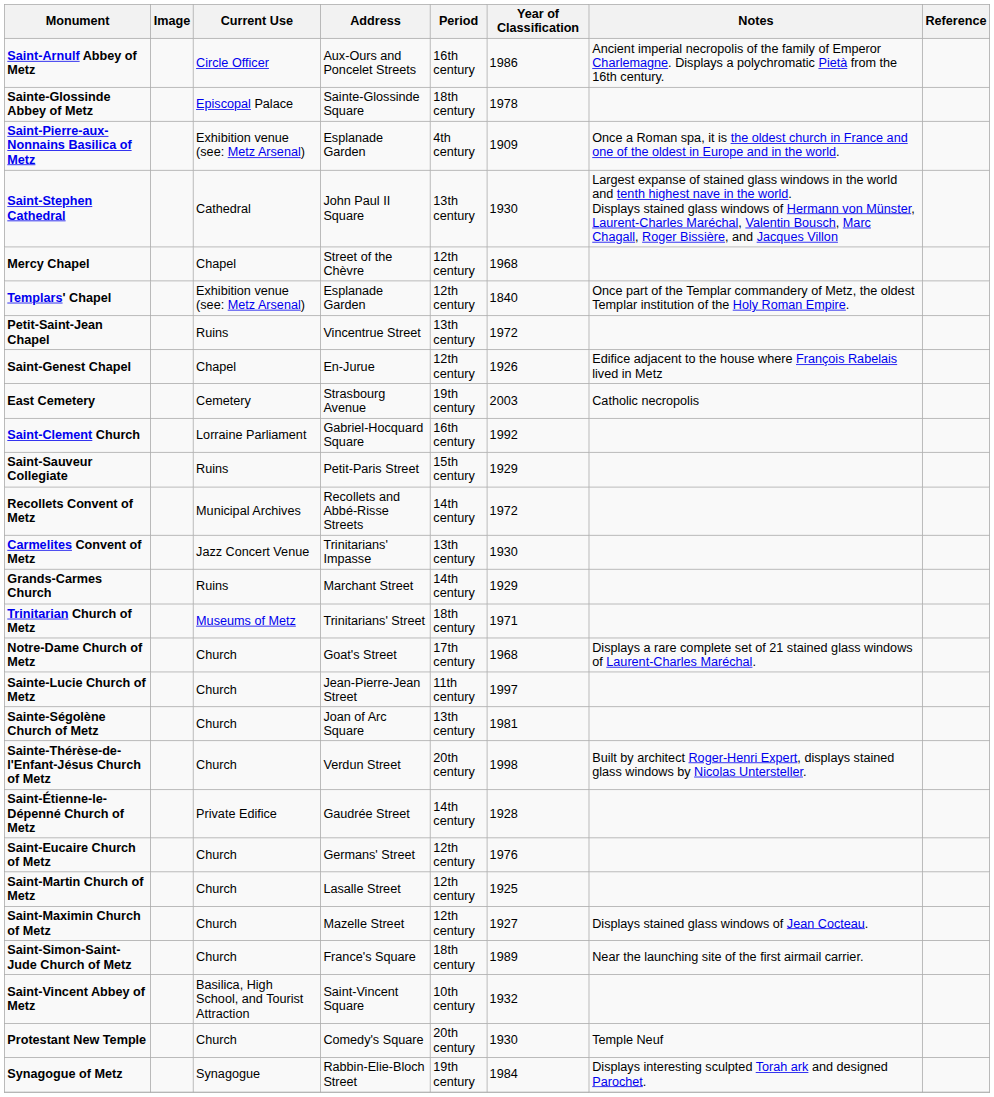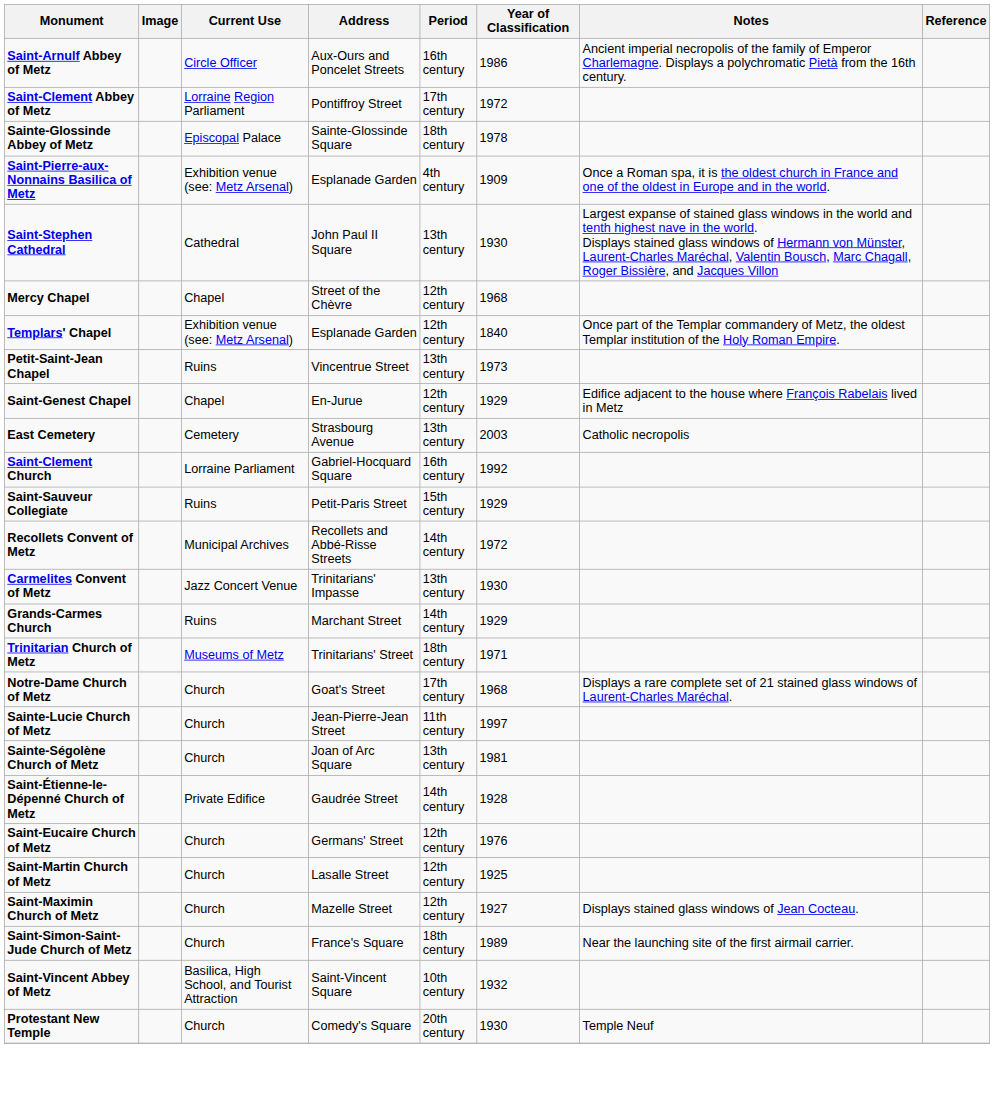+ row: (71, 104)
(504, 332) 1972 -> (493, 366) 1973
(504, 366) 1926 -> (493, 401) 1929
(454, 401) 19th century -> (443, 435) 13th century
- row: (74, 765)
- row: (65, 1074)
